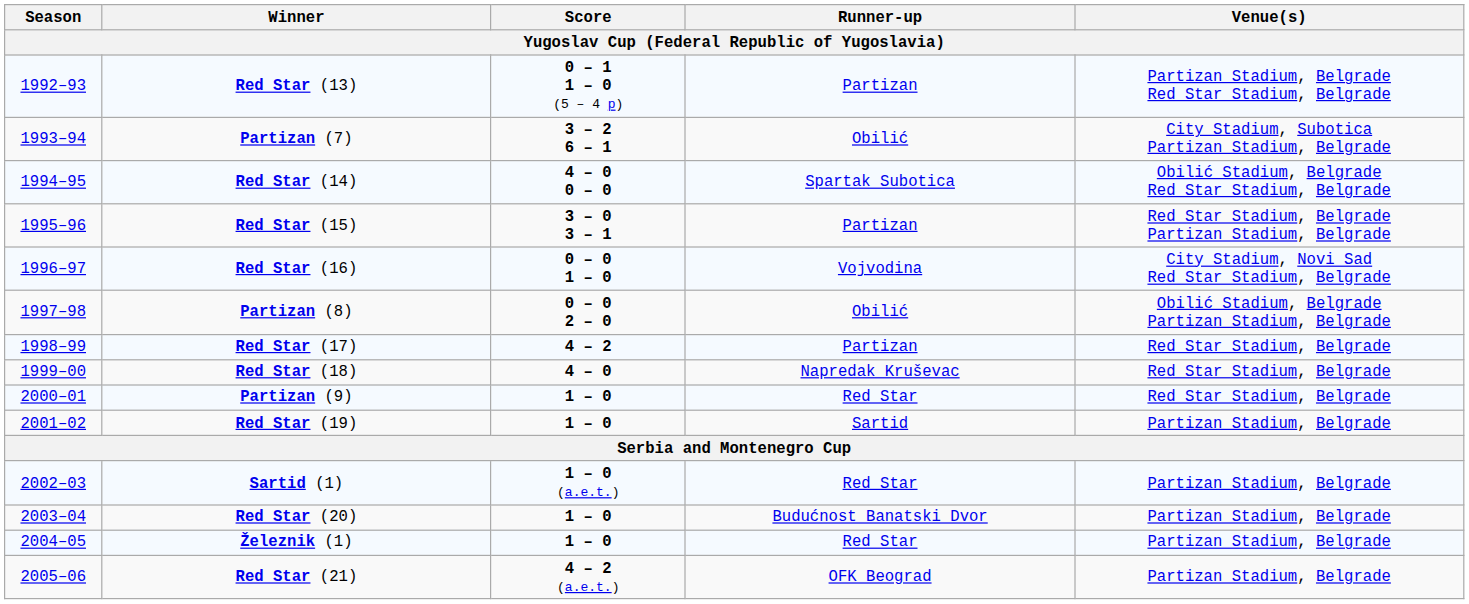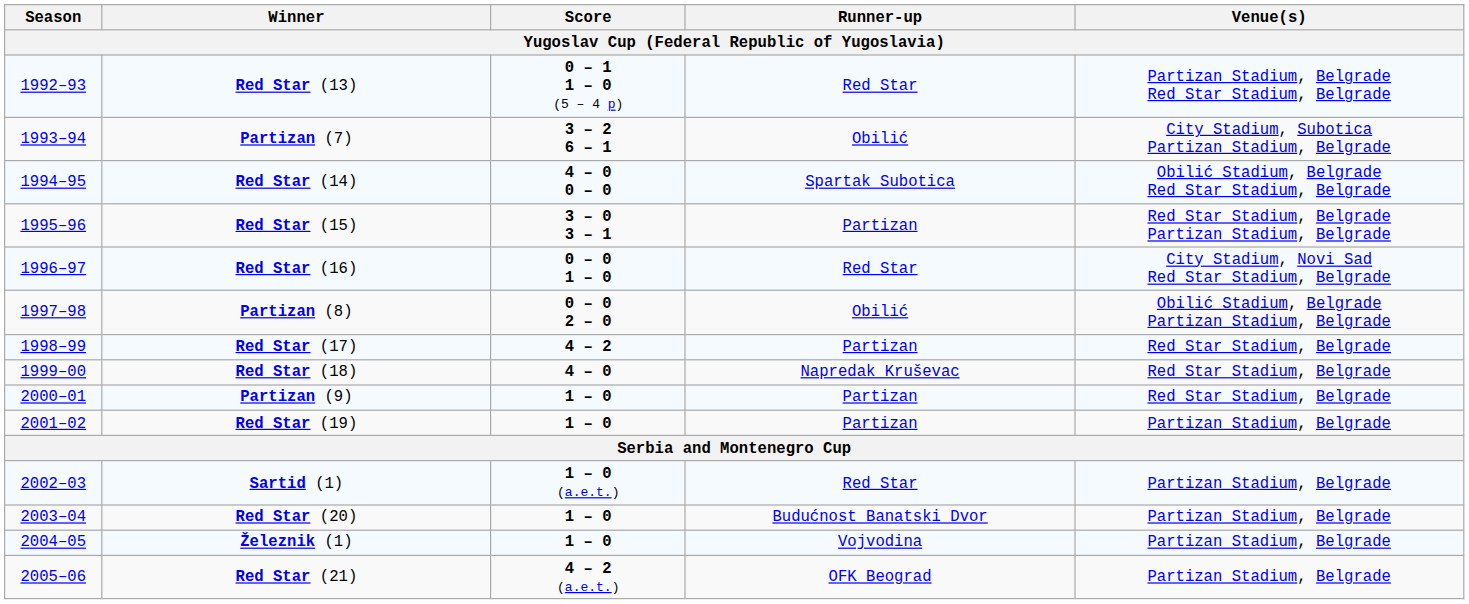(880, 86) Partizan -> (880, 86) Red Star
(880, 269) Vojvodina -> (880, 269) Red Star
(880, 398) Red Star -> (880, 398) Partizan
(880, 423) Sartid -> (880, 423) Partizan
(880, 543) Red Star -> (880, 543) Vojvodina
